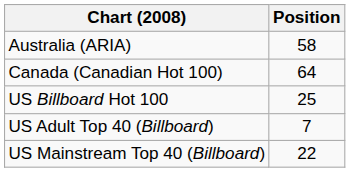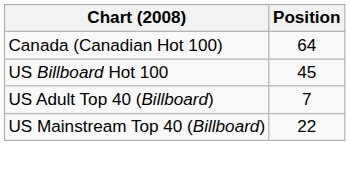- row: (70, 45)
(307, 99) 25 -> (307, 72) 45
